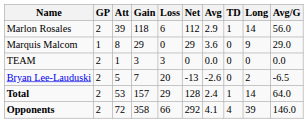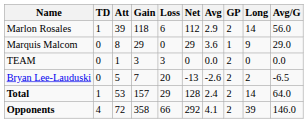columns swapped: (103, 12) <-> (234, 12)
